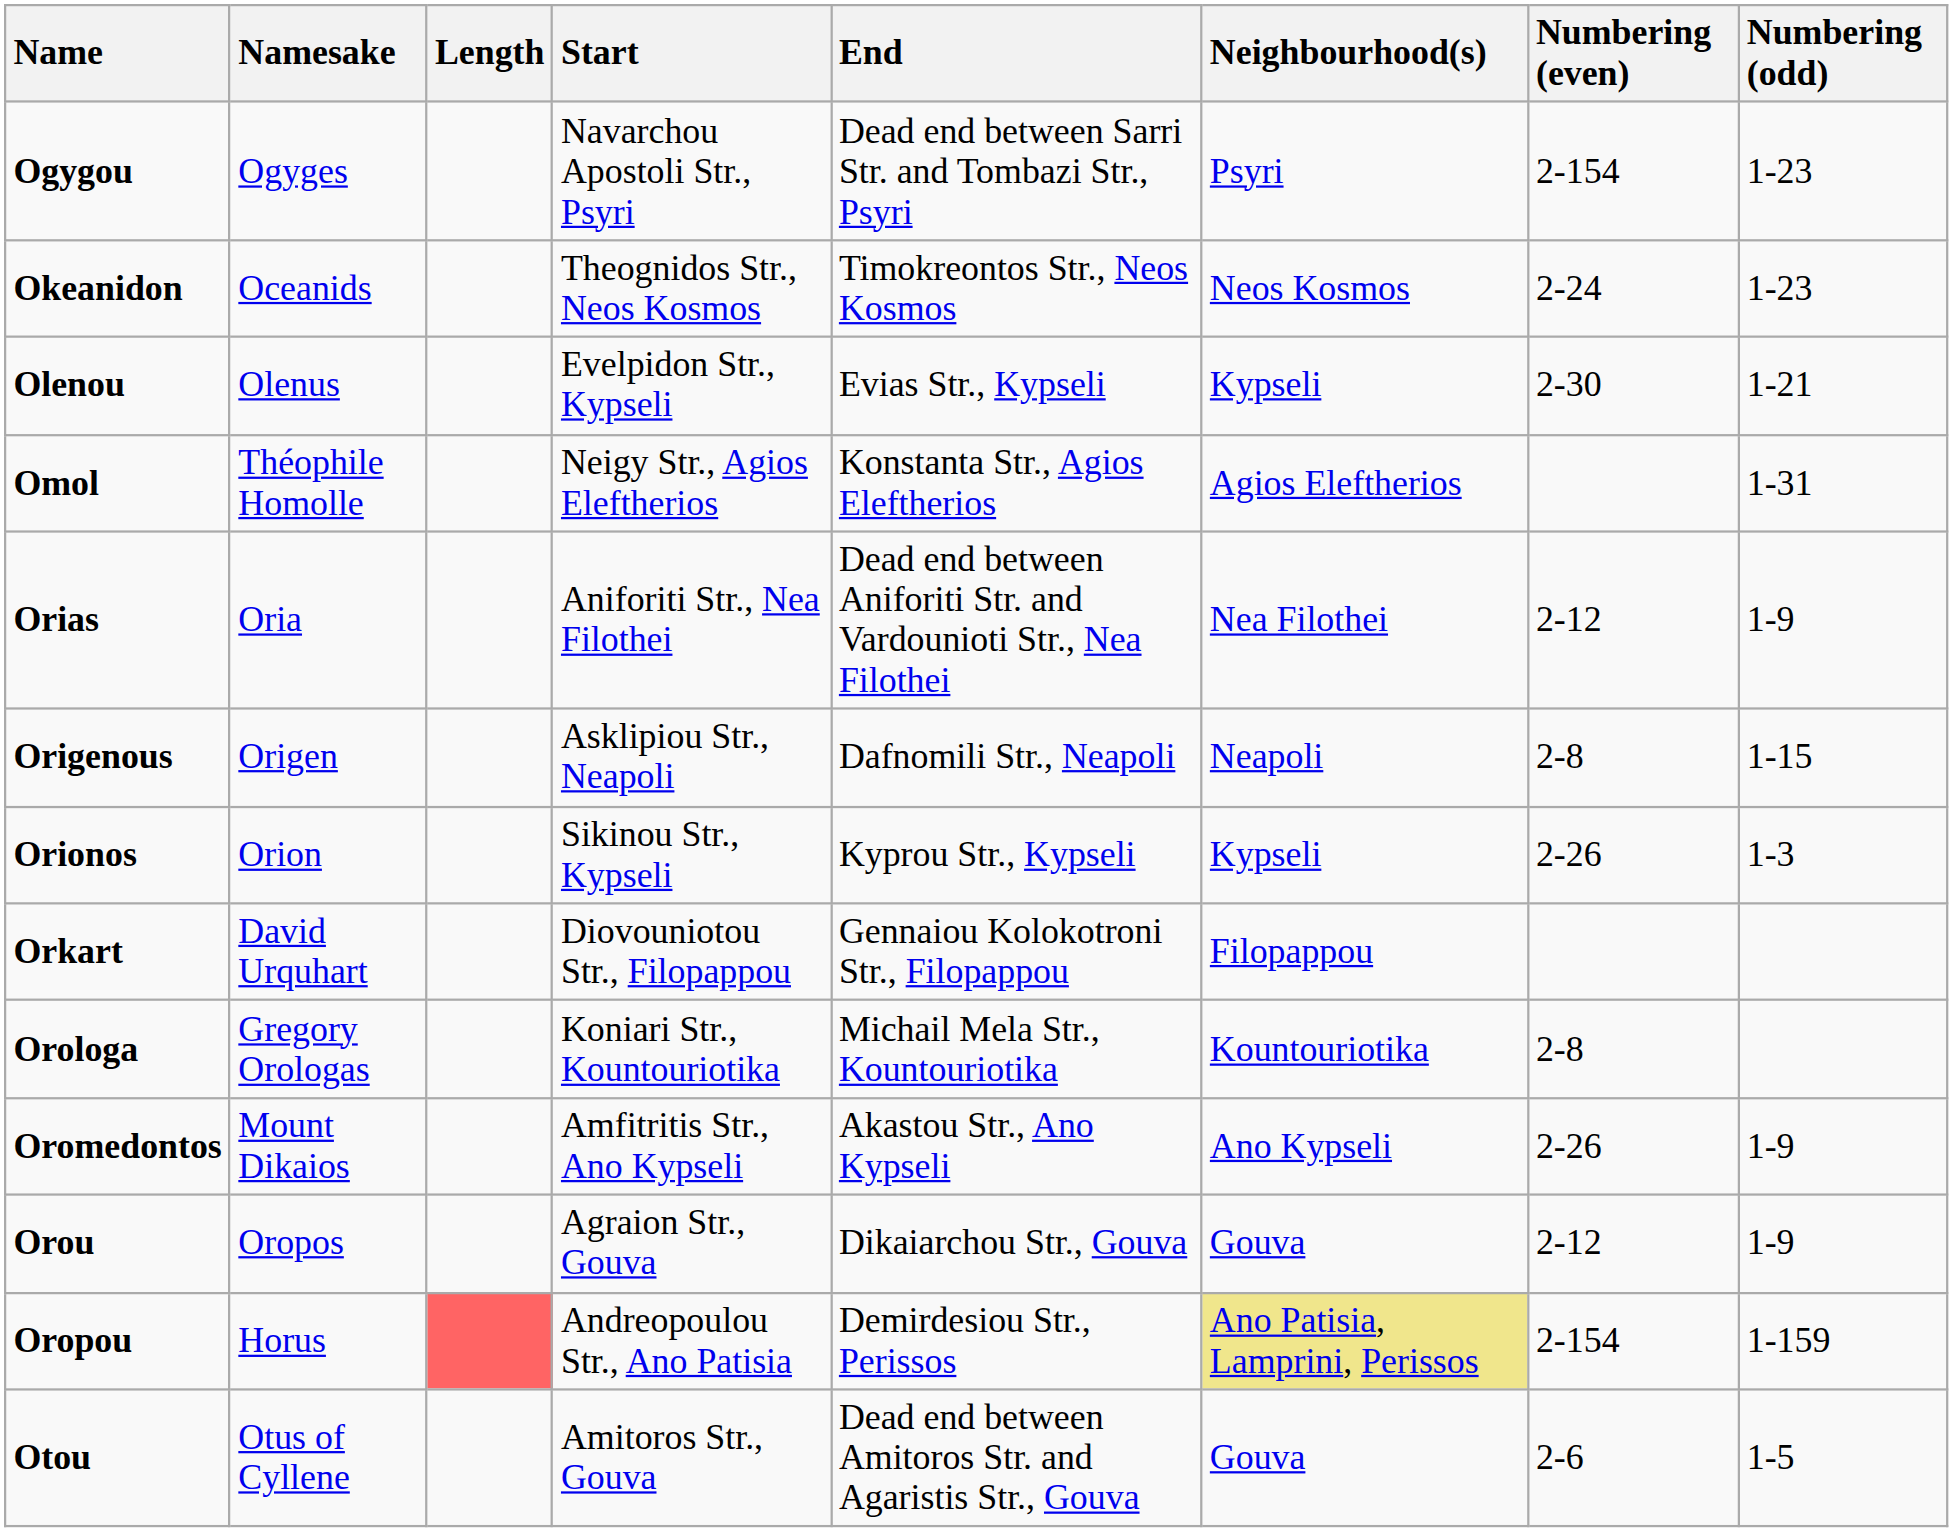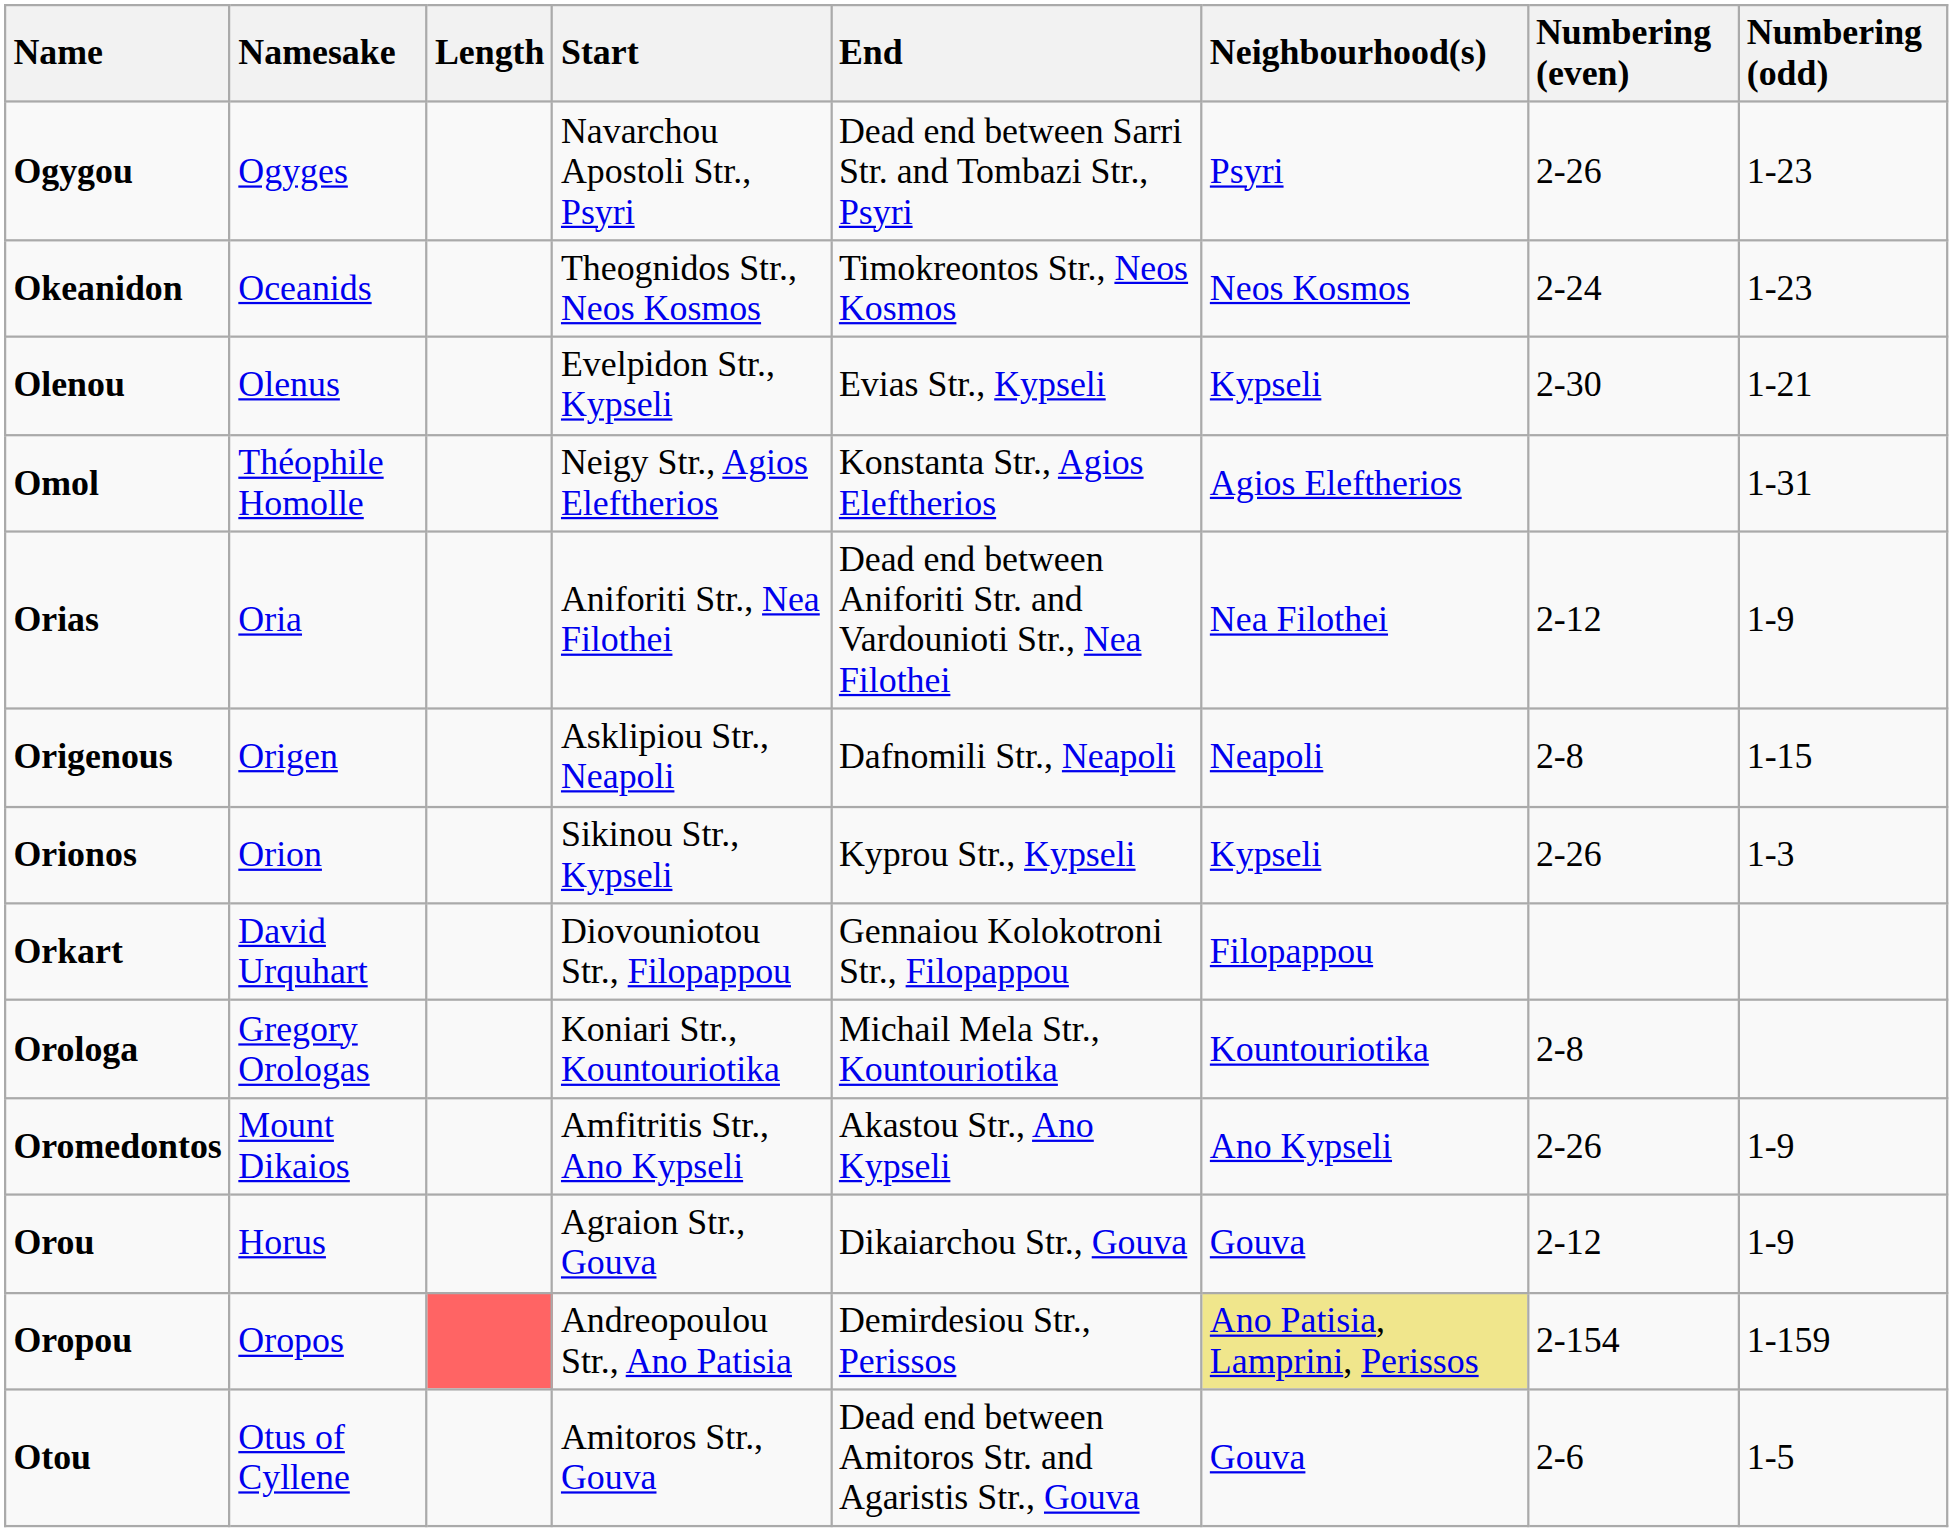(1578, 170) 2-154 -> (1569, 170) 2-26
(291, 1242) Oropos -> (282, 1242) Horus
(282, 1339) Horus -> (291, 1339) Oropos
